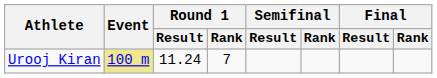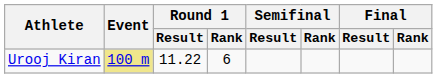(180, 61) 11.24 -> (180, 61) 11.22
(227, 61) 7 -> (227, 61) 6
